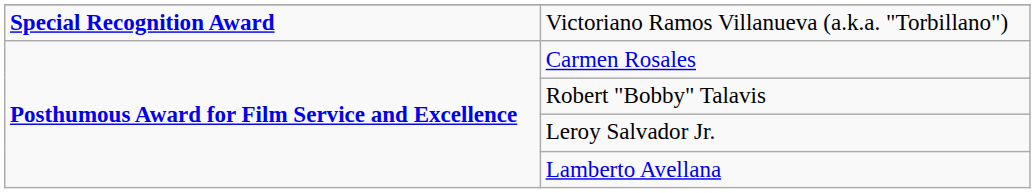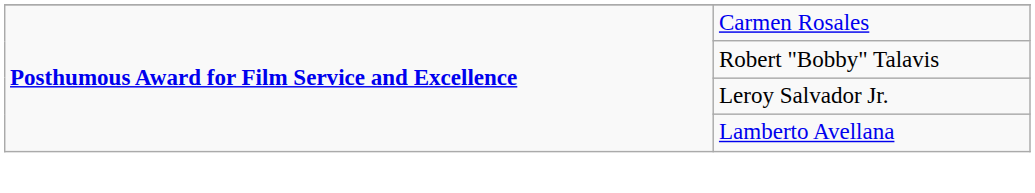- row: (777, 22)
